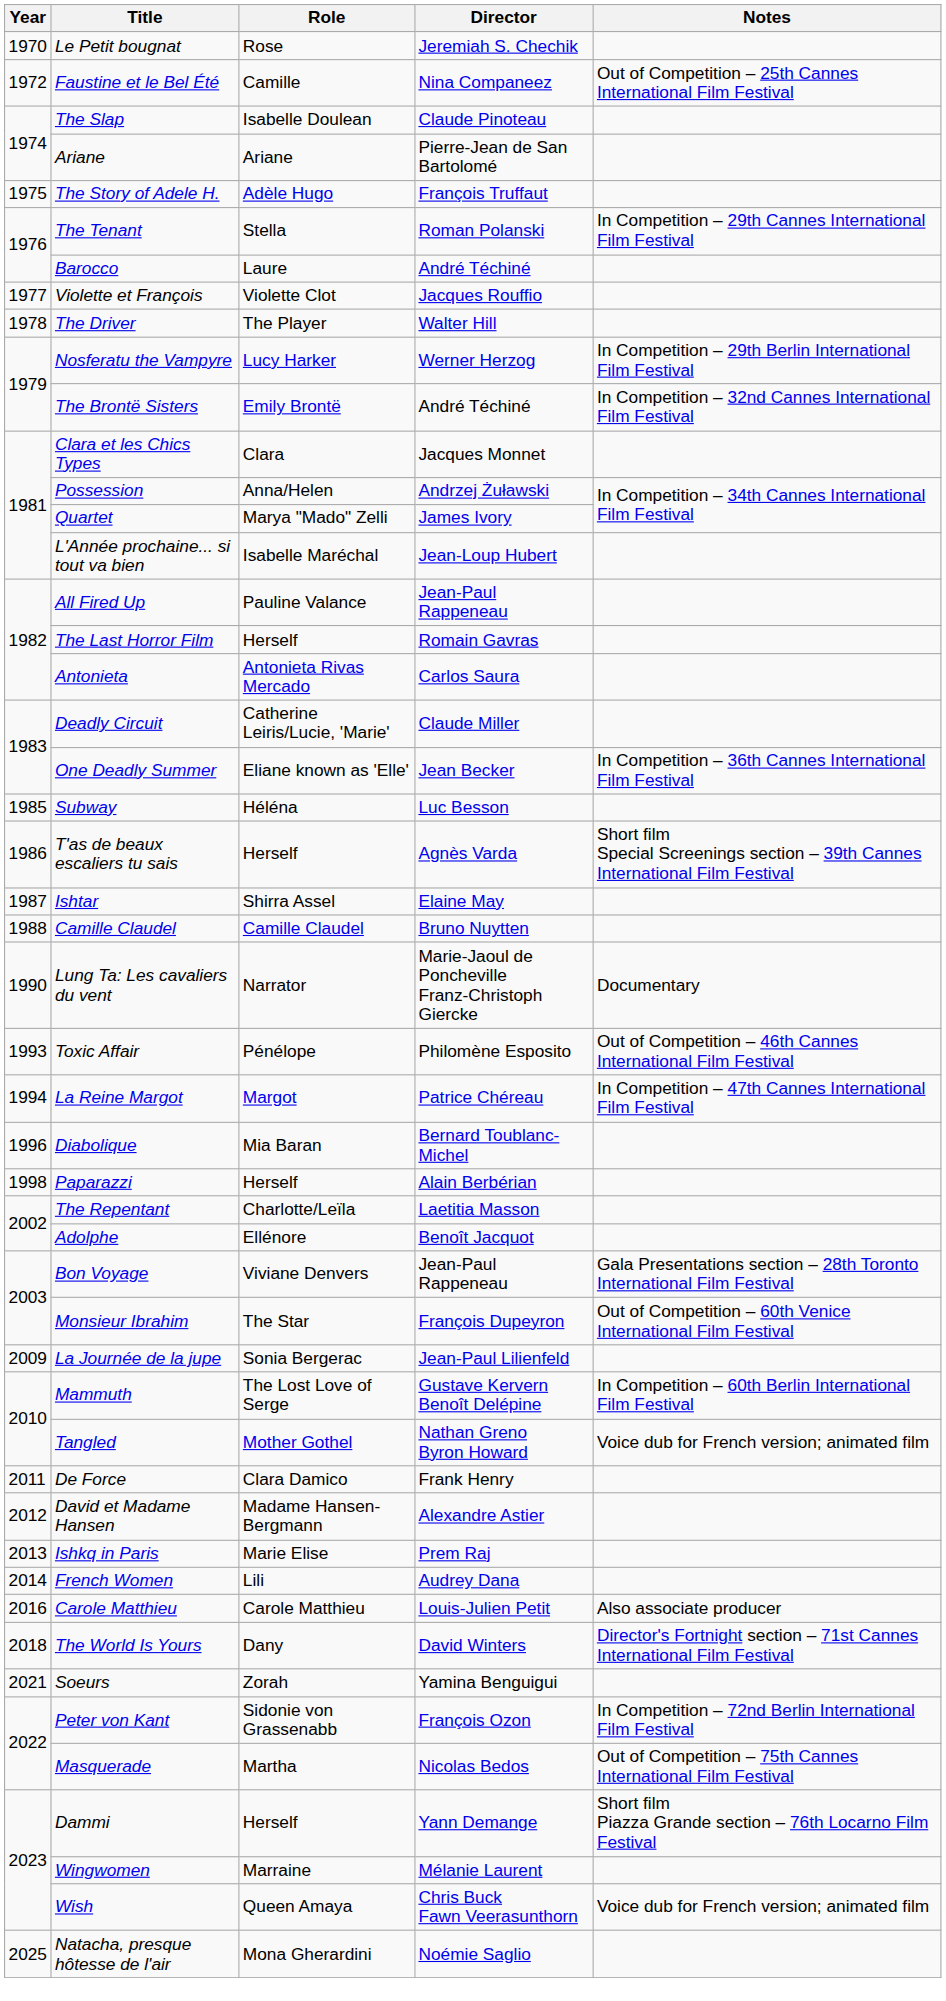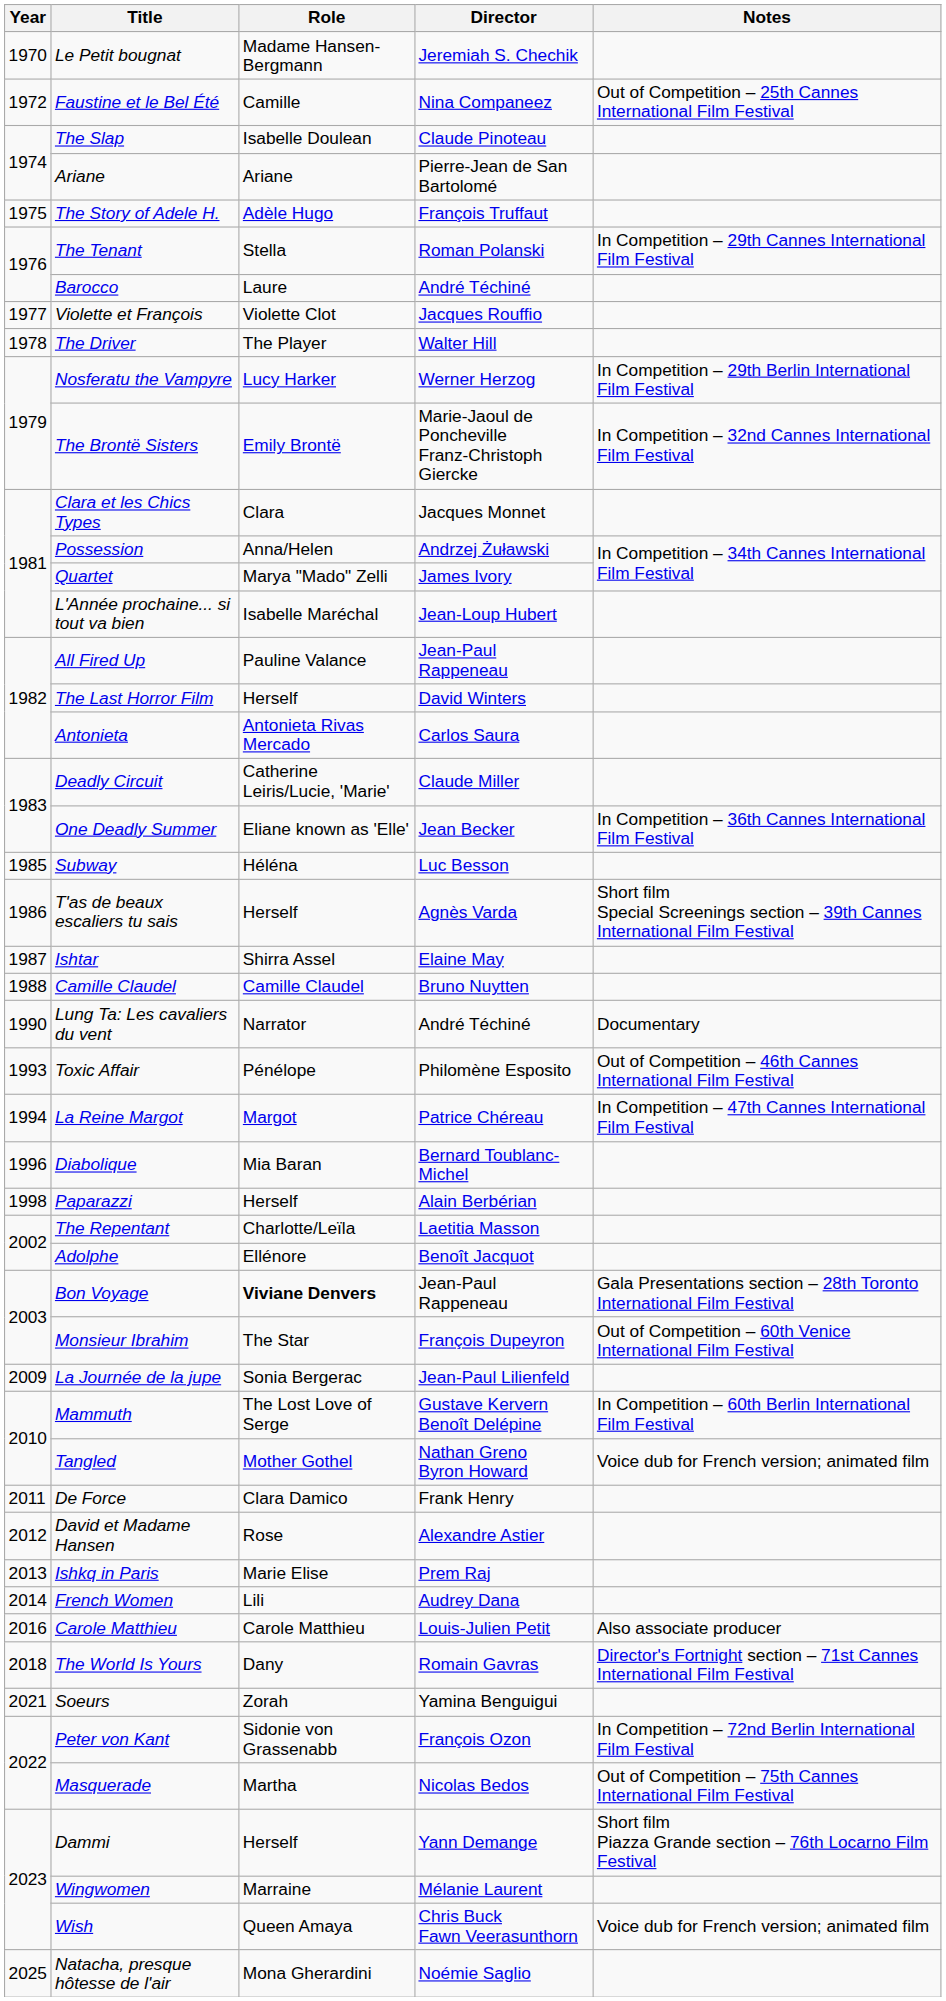(263, 45) Rose -> (312, 55) Madame Hansen-Bergmann
(474, 407) André Téchiné -> (480, 446) Marie-Jaoul de Poncheville Franz-Christoph Giercke
(478, 639) Romain Gavras -> (472, 697) David Winters
(480, 985) Marie-Jaoul de Poncheville Franz-Christoph Giercke -> (474, 1024) André Téchiné
(306, 1274) normal -> (309, 1293) bold
(312, 1516) Madame Hansen-Bergmann -> (263, 1535) Rose
(472, 1645) David Winters -> (478, 1664) Romain Gavras
